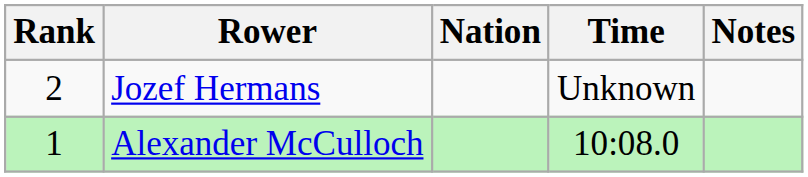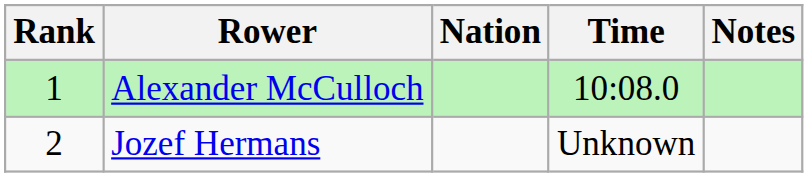rows swapped: (267, 143) <-> (216, 87)
